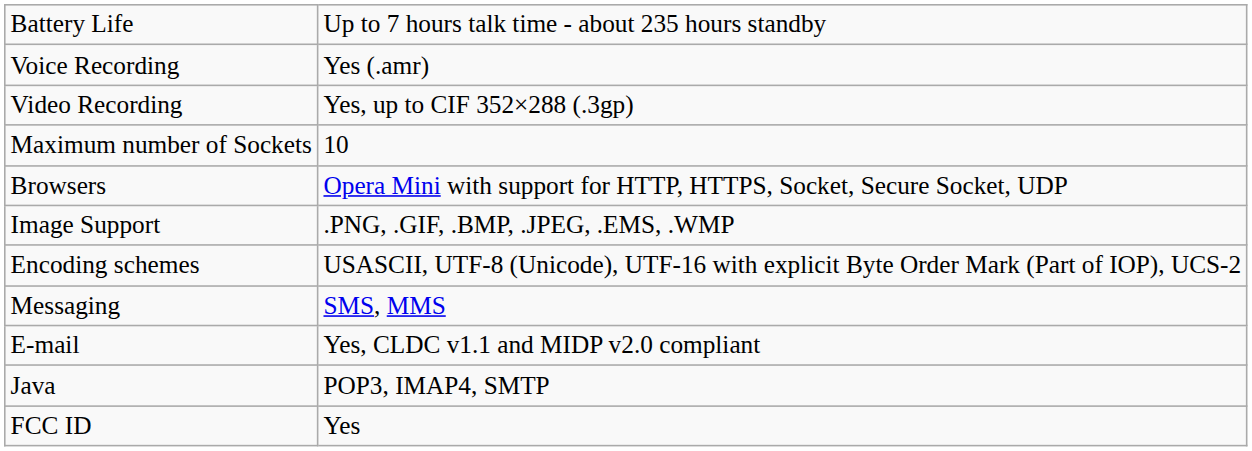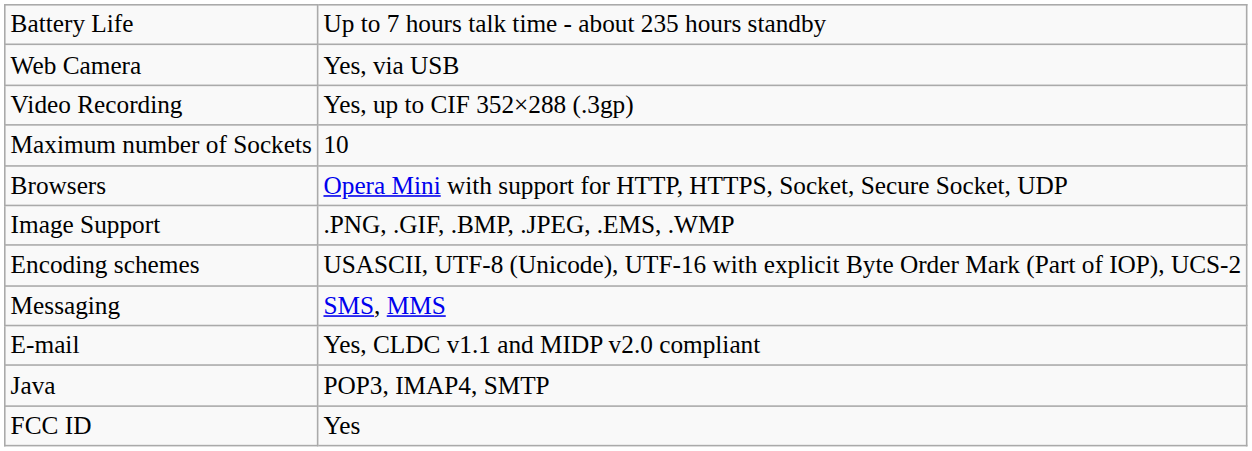+ row: (76, 64)
- row: (95, 64)
